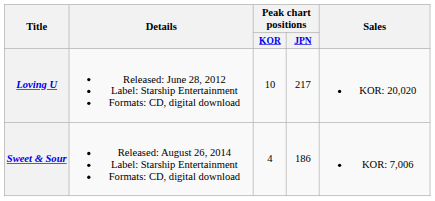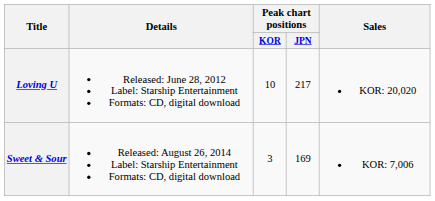(270, 159) 4 -> (270, 159) 3
(303, 159) 186 -> (303, 159) 169
